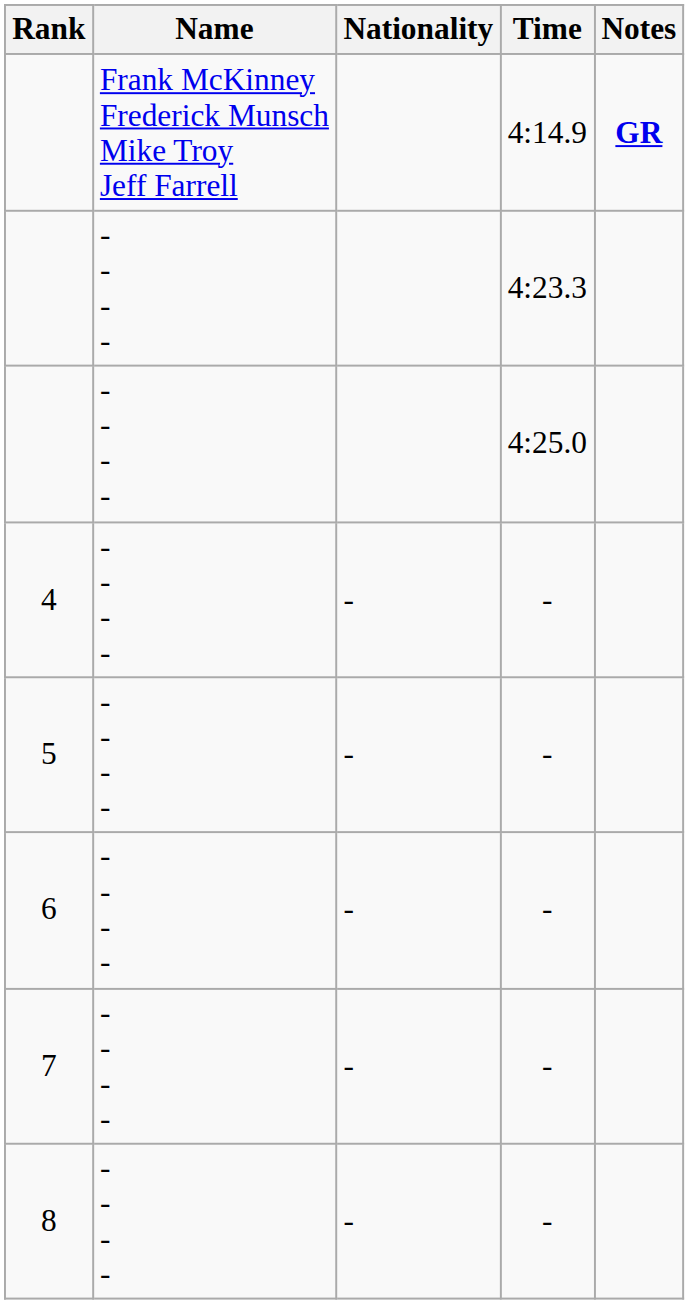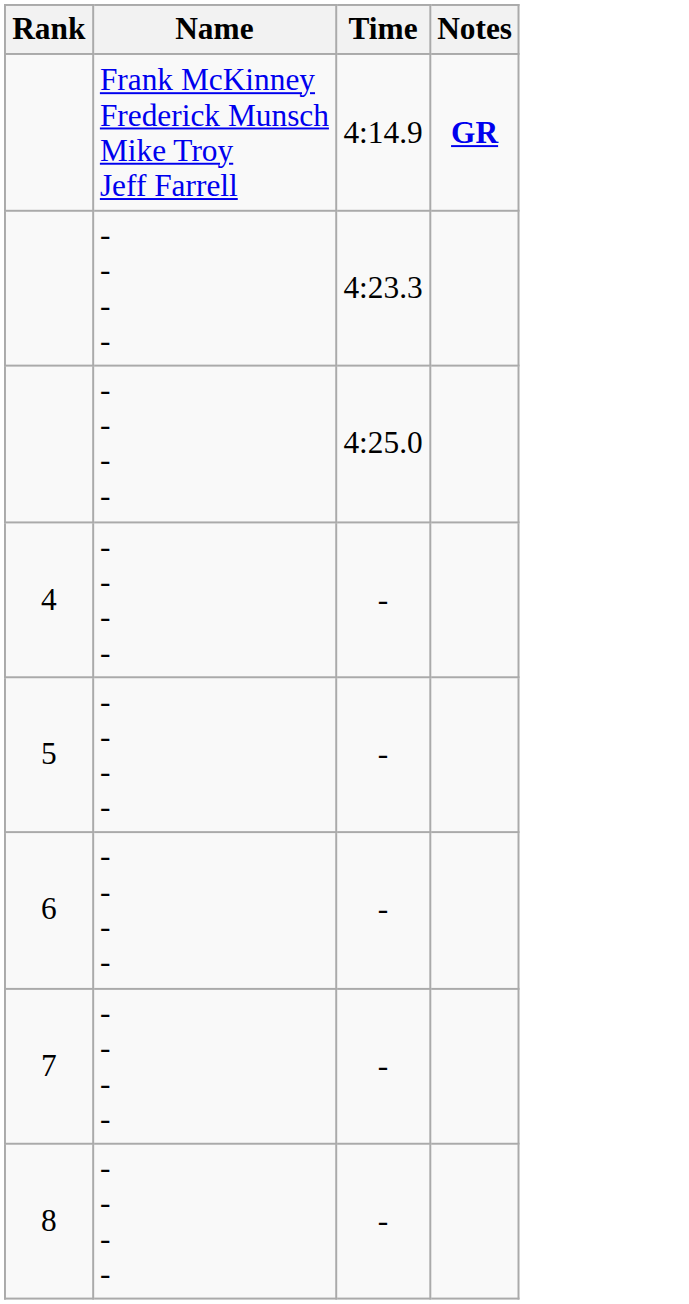- column: (418, 29)
